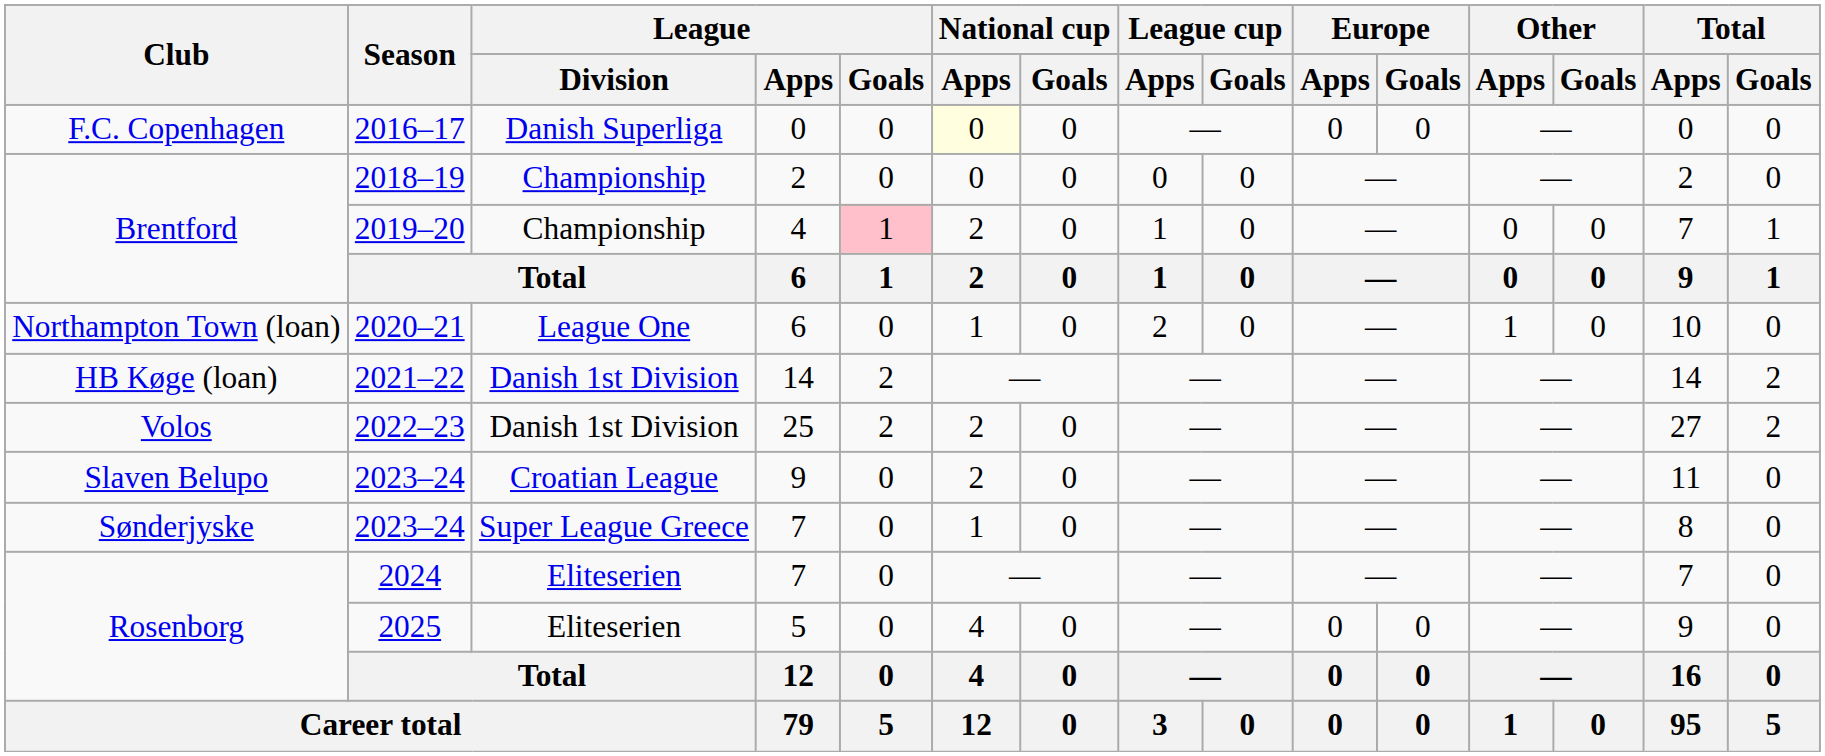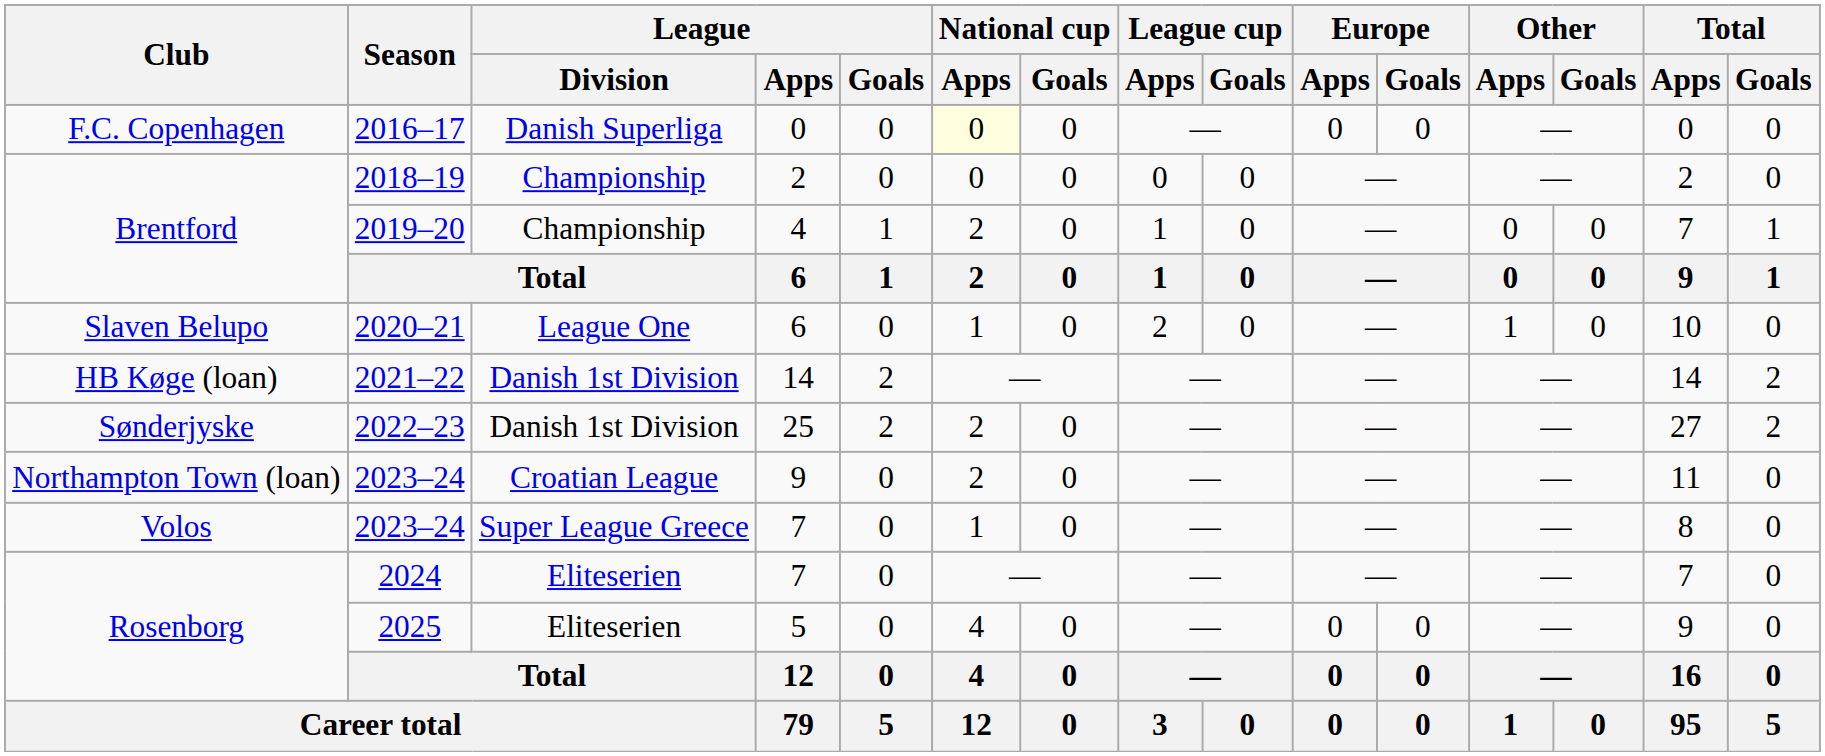(886, 228) pink background -> (886, 228) no background
(176, 327) Northampton Town (loan) -> (176, 327) Slaven Belupo
(176, 427) Volos -> (176, 427) Sønderjyske
(176, 476) Slaven Belupo -> (176, 476) Northampton Town (loan)
(176, 526) Sønderjyske -> (176, 526) Volos
